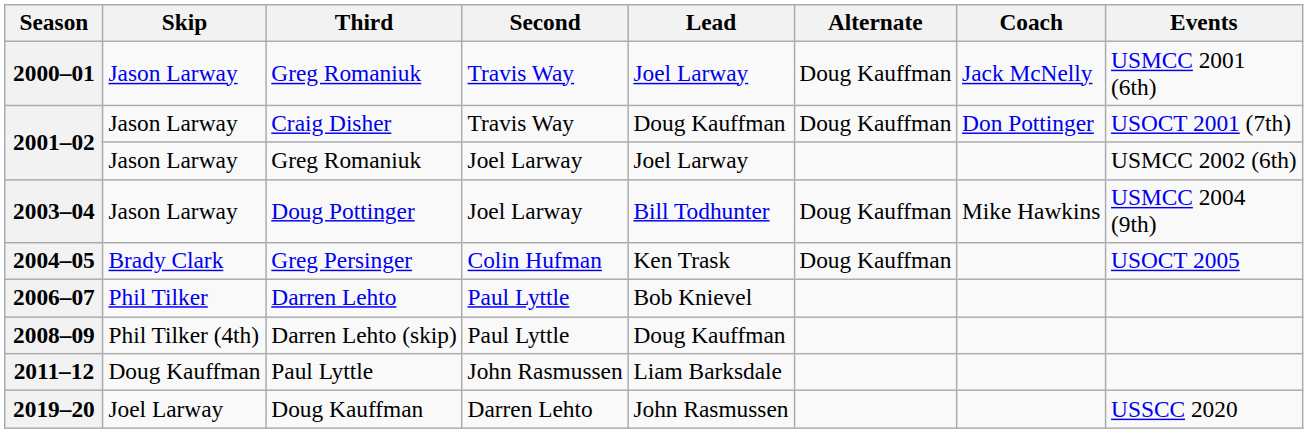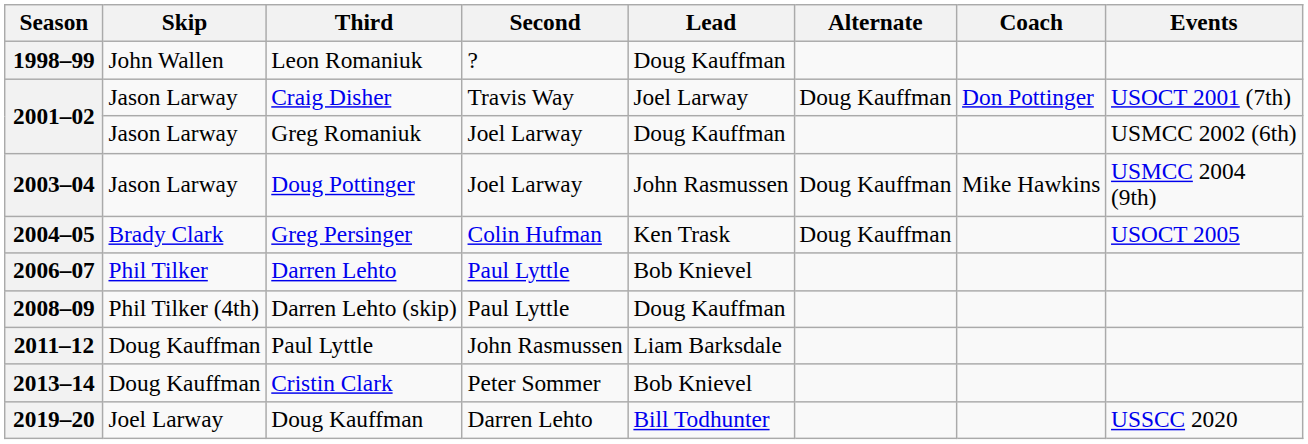+ row: (54, 60)
- row: (54, 73)
(709, 123) Doug Kauffman -> (691, 97) Joel Larway
(691, 160) Joel Larway -> (709, 134) Doug Kauffman
(701, 210) Bill Todhunter -> (711, 184) John Rasmussen
+ row: (54, 382)
(711, 409) John Rasmussen -> (701, 419) Bill Todhunter
